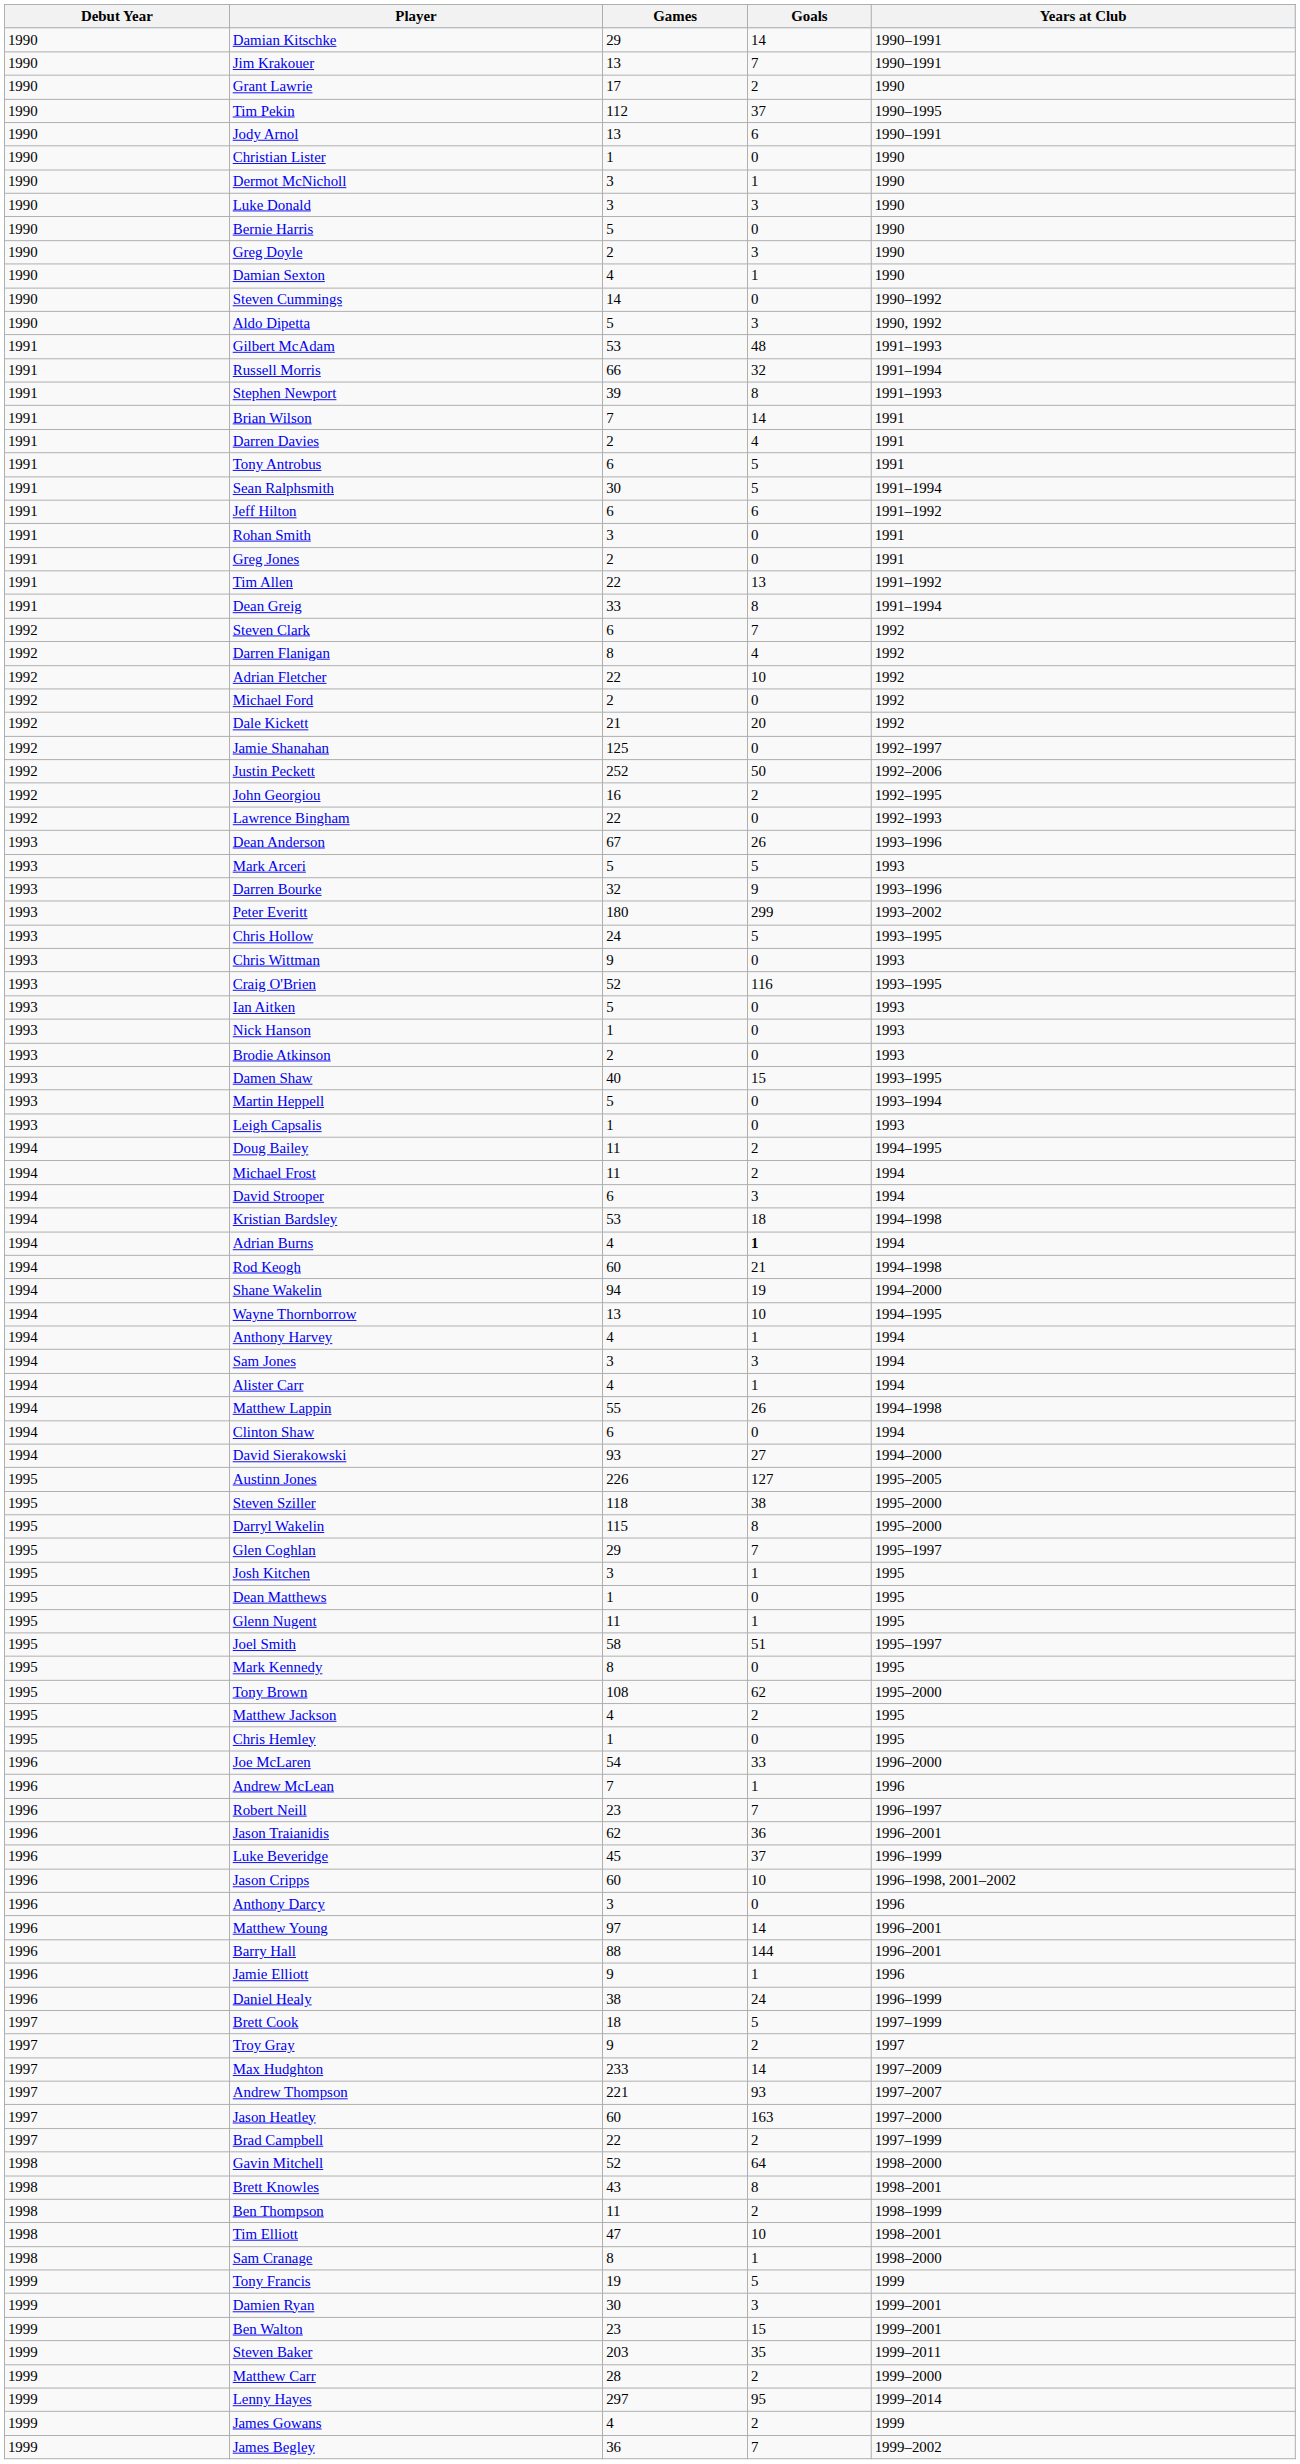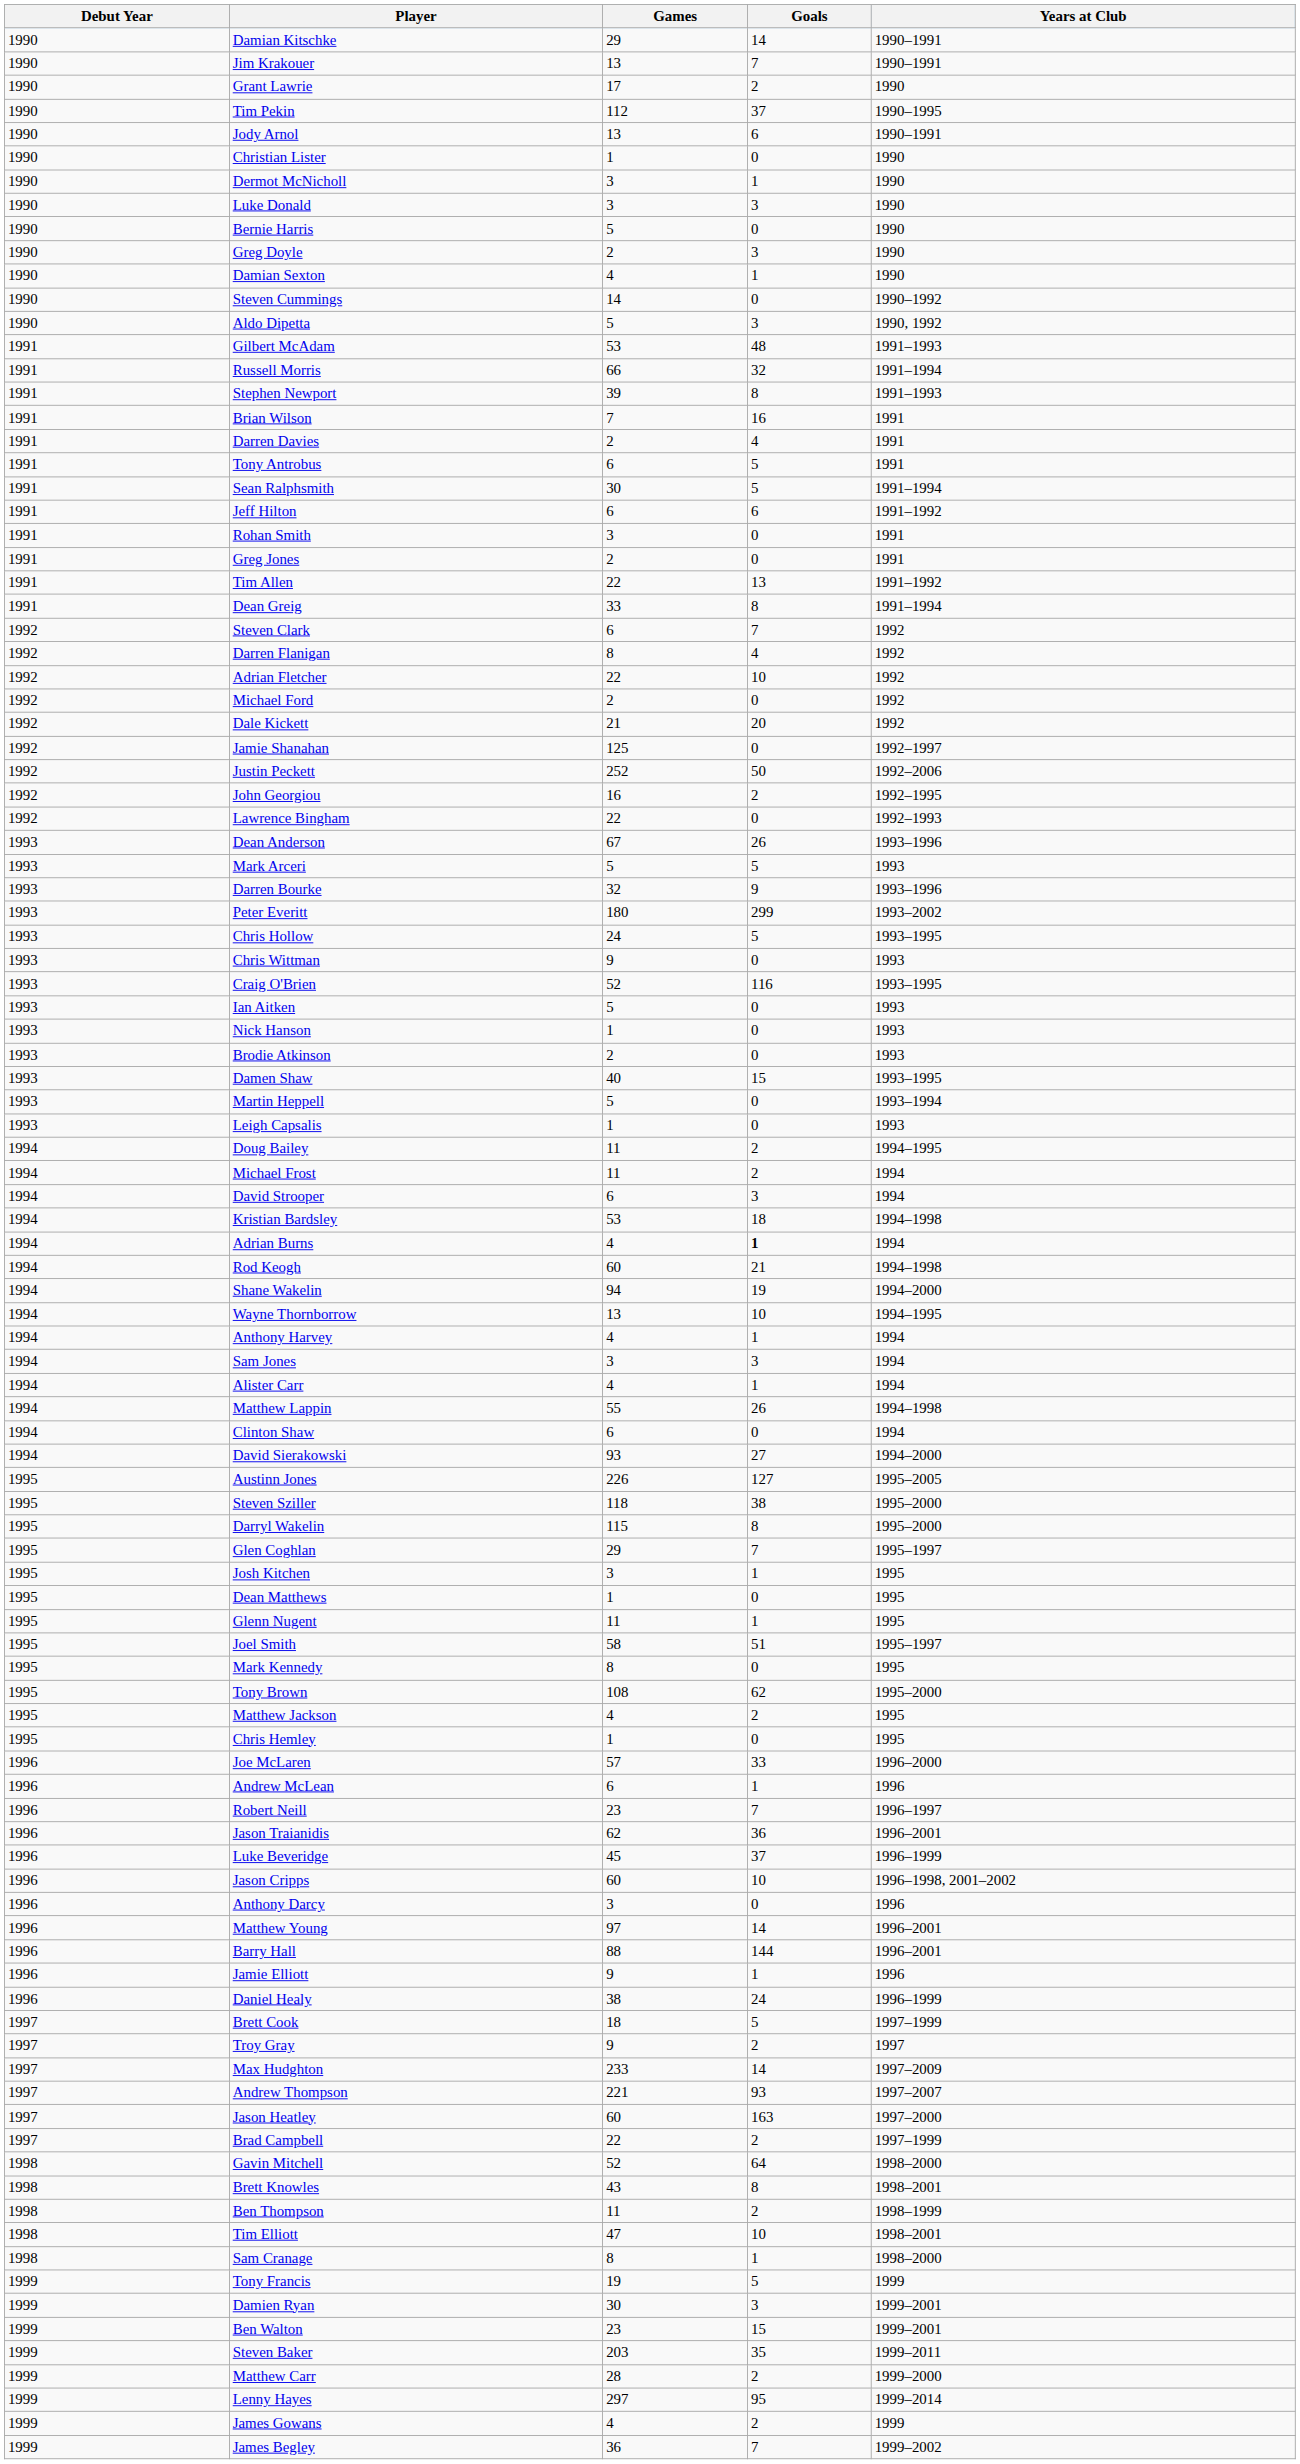(758, 417) 14 -> (758, 417) 16
(614, 1762) 54 -> (614, 1762) 57
(610, 1786) 7 -> (610, 1786) 6
